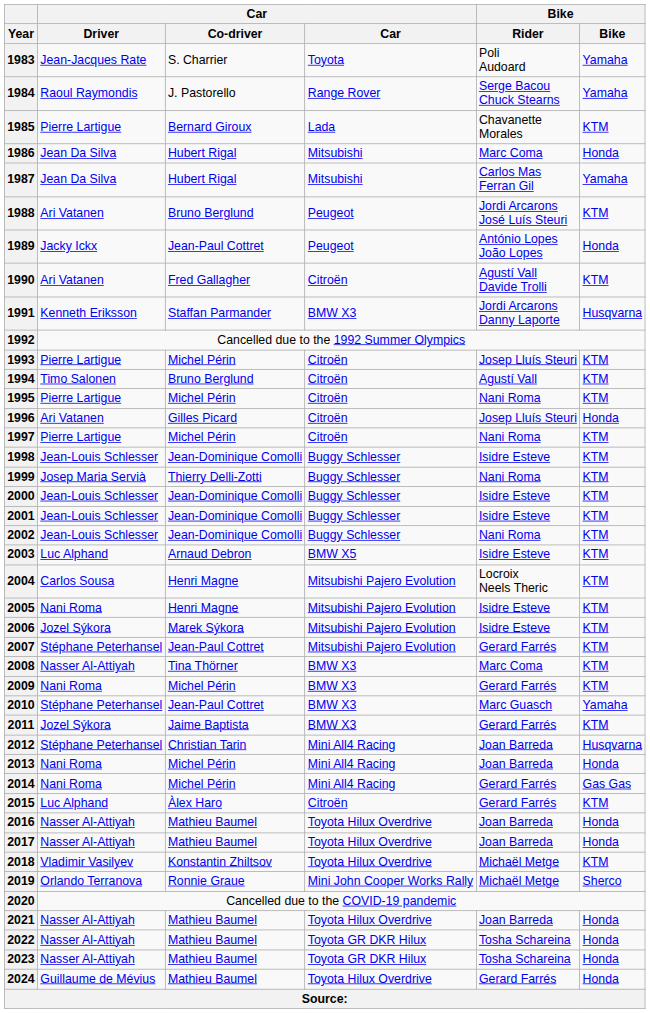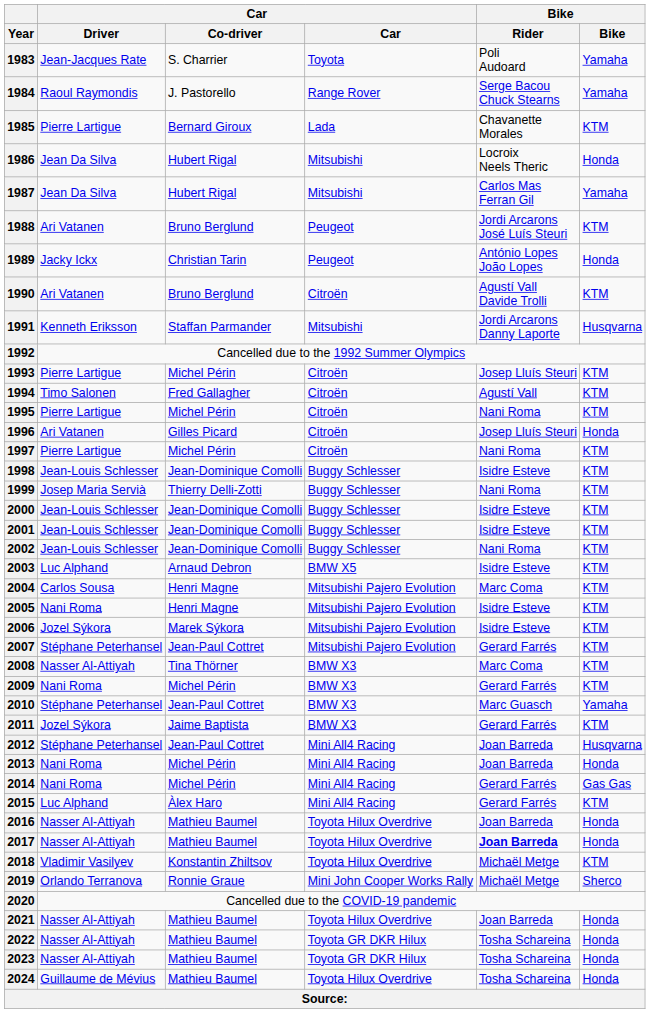(511, 153) Marc Coma -> (513, 160) Locroix Neels Theric
(216, 246) Jean-Paul Cottret -> (207, 260) Christian Tarin
(209, 280) Fred Gallagher -> (211, 294) Bruno Berglund
(332, 313) BMW X3 -> (335, 327) Mitsubishi
(211, 379) Bruno Berglund -> (209, 393) Fred Gallagher
(513, 581) Locroix Neels Theric -> (511, 588) Marc Coma
(207, 744) Christian Tarin -> (216, 744) Jean-Paul Cottret
(328, 803) Citroën -> (352, 803) Mini All4 Racing
(516, 842) normal -> (518, 842) bold
(518, 979) Gerard Farrés -> (525, 979) Tosha Schareina
